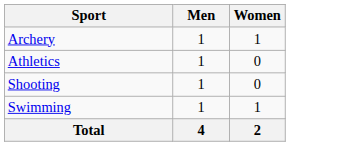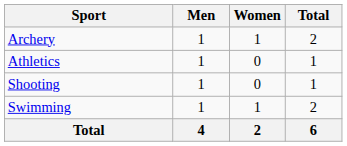+ column: (313, 15)
